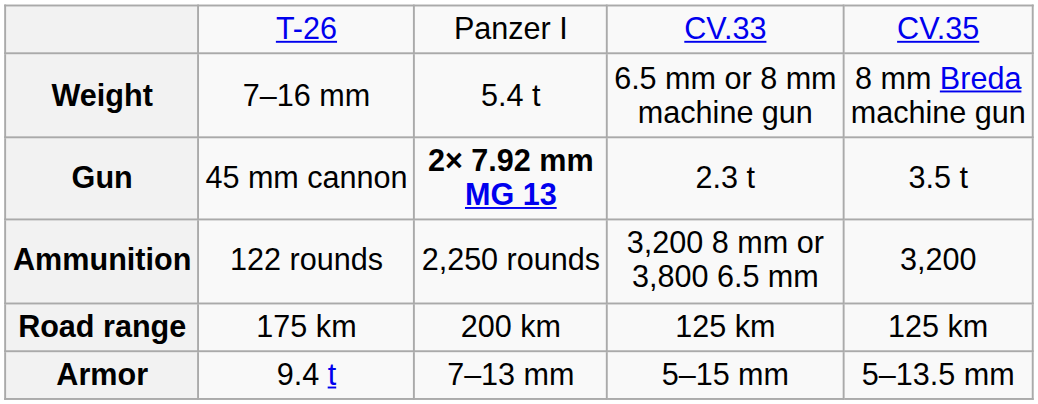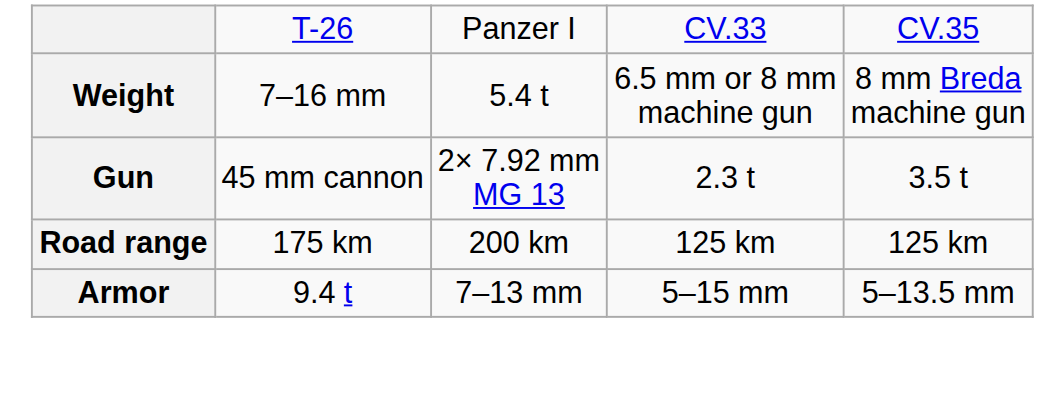(511, 177) bold -> (519, 177) normal
- row: (102, 260)
